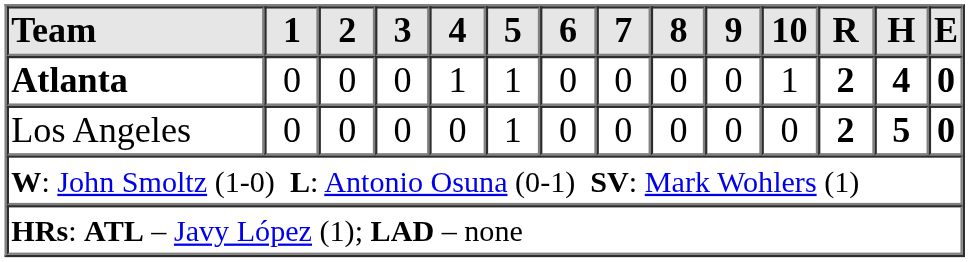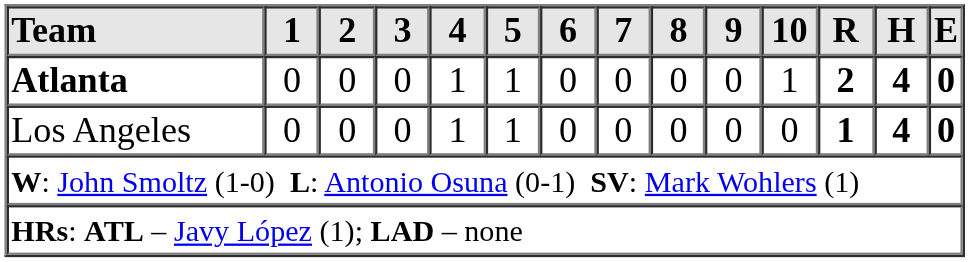(458, 129) 0 -> (458, 129) 1
(846, 129) 2 -> (846, 129) 1
(901, 129) 5 -> (901, 129) 4
